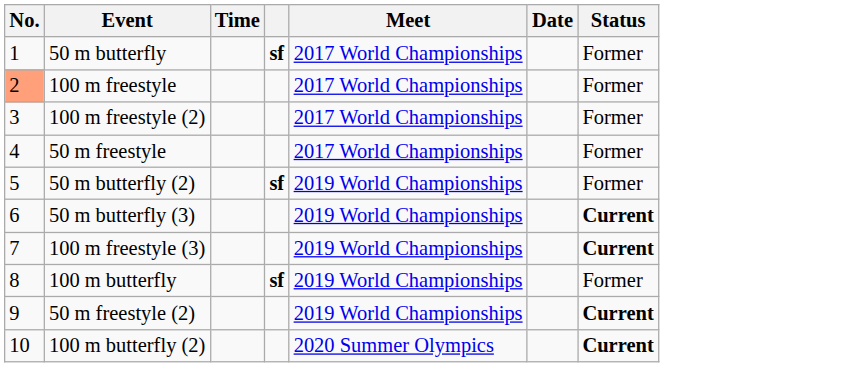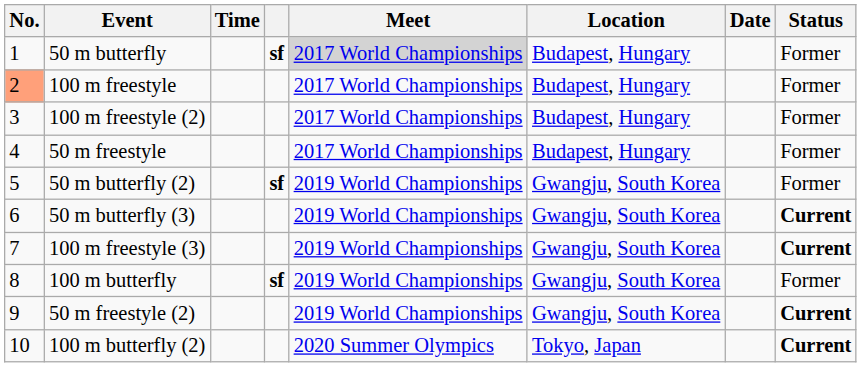+ column: (626, 20)
(408, 53) no background -> (408, 53) lightgrey background
